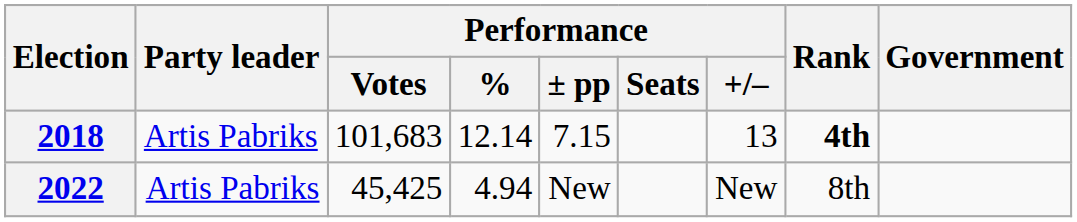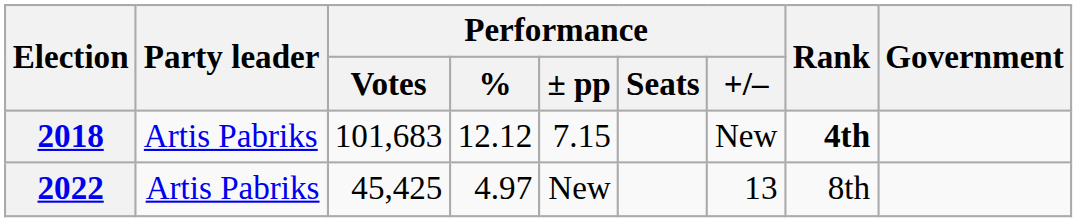(495, 135) 12.14 -> (495, 135) 12.12
(761, 135) 13 -> (746, 135) New
(503, 188) 4.94 -> (503, 188) 4.97
(746, 188) New -> (761, 188) 13
